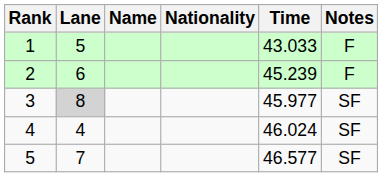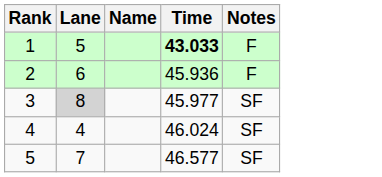- column: (210, 18)
(290, 46) normal -> (192, 46) bold
(290, 74) 45.239 -> (192, 74) 45.936
